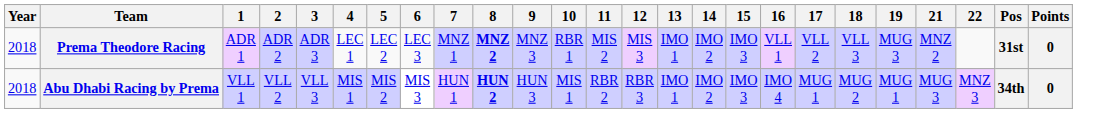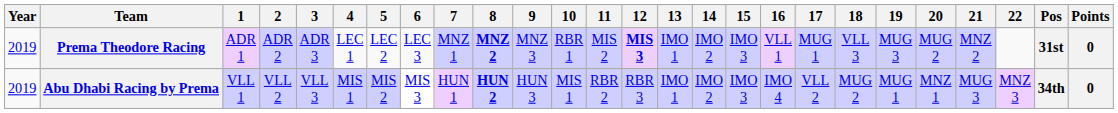+ column: (936, 15)
(22, 47) 2018 -> (22, 47) 2019
(640, 47) normal -> (640, 47) bold
(815, 47) VLL 2 -> (815, 47) MUG 1
(22, 88) 2018 -> (22, 88) 2019
(815, 88) MUG 1 -> (815, 88) VLL 2
